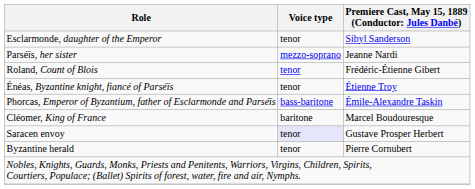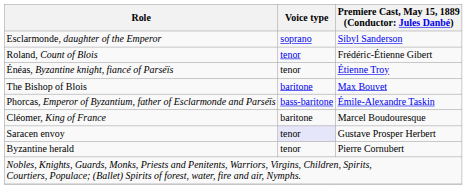(290, 39) tenor -> (296, 39) soprano
- row: (42, 54)
+ row: (47, 86)
